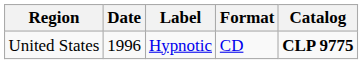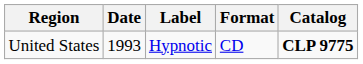(124, 44) 1996 -> (124, 44) 1993
